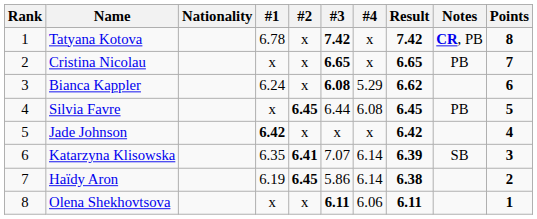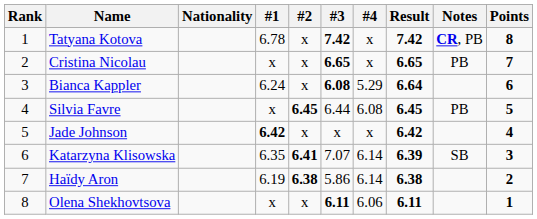(409, 86) 6.62 -> (409, 86) 6.64
(305, 179) 6.45 -> (305, 179) 6.38
